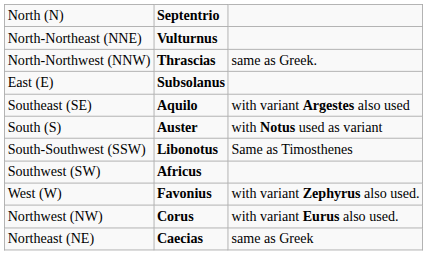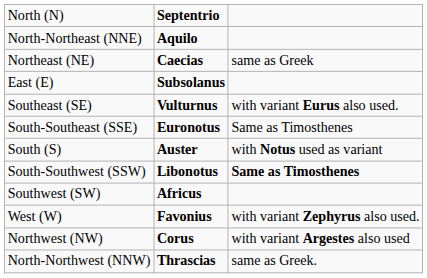(187, 37) Vulturnus -> (177, 37) Aquilo
rows swapped: (51, 238) <-> (79, 60)
(177, 104) Aquilo -> (187, 104) Vulturnus
(321, 104) with variant Argestes also used -> (315, 104) with variant Eurus also used.
+ row: (72, 127)
(292, 149) normal -> (295, 171) bold
(315, 216) with variant Eurus also used. -> (321, 238) with variant Argestes also used
